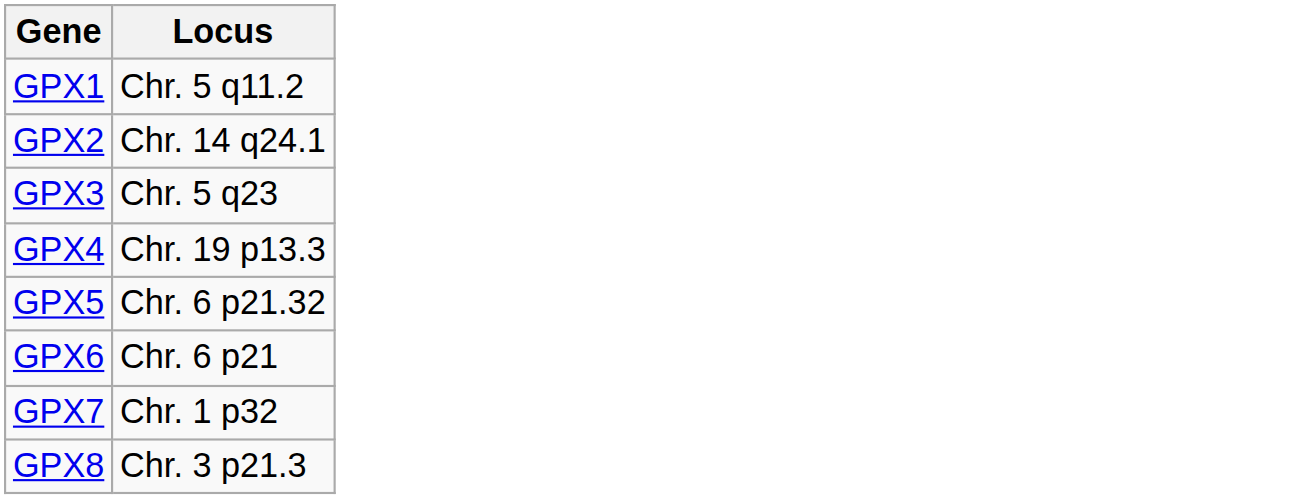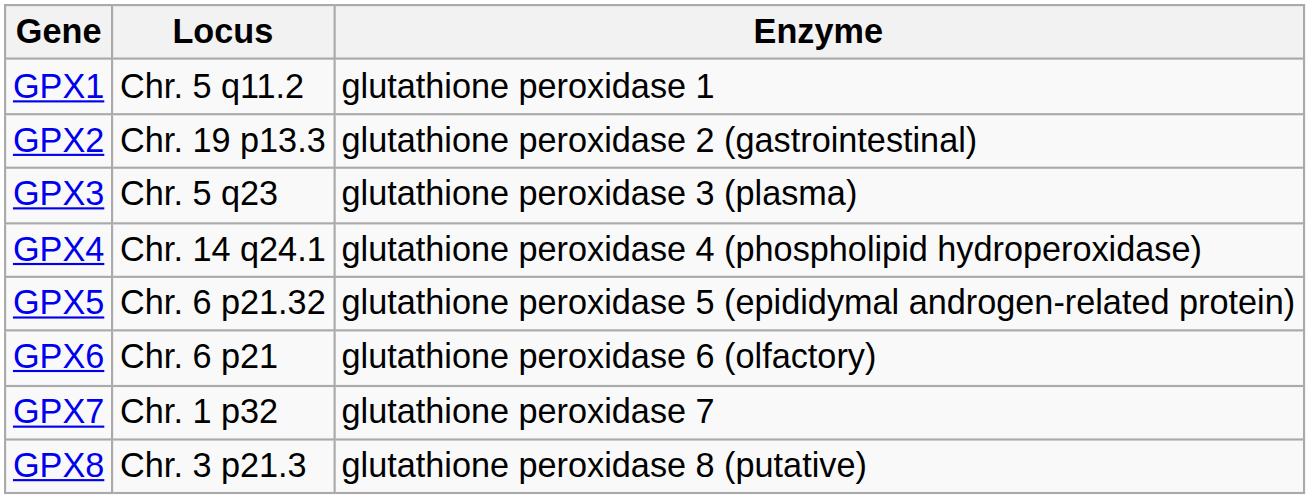+ column: (818, 31)
(223, 140) Chr. 14 q24.1 -> (223, 140) Chr. 19 p13.3
(223, 248) Chr. 19 p13.3 -> (223, 248) Chr. 14 q24.1
